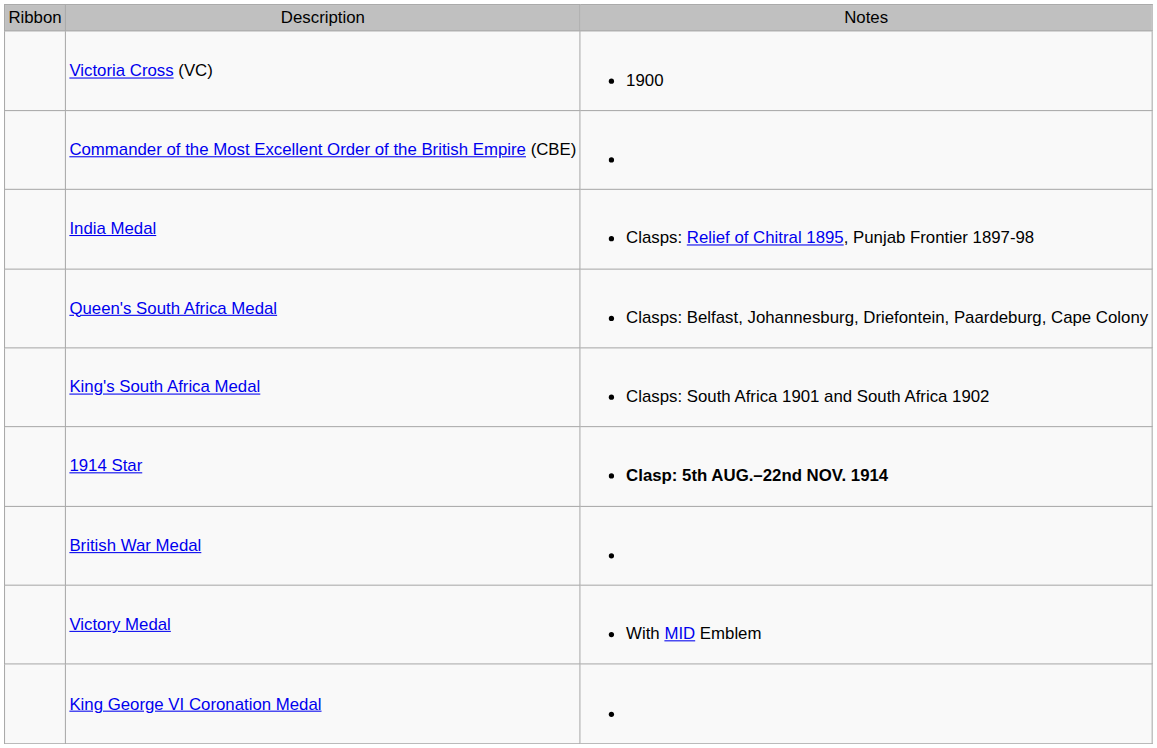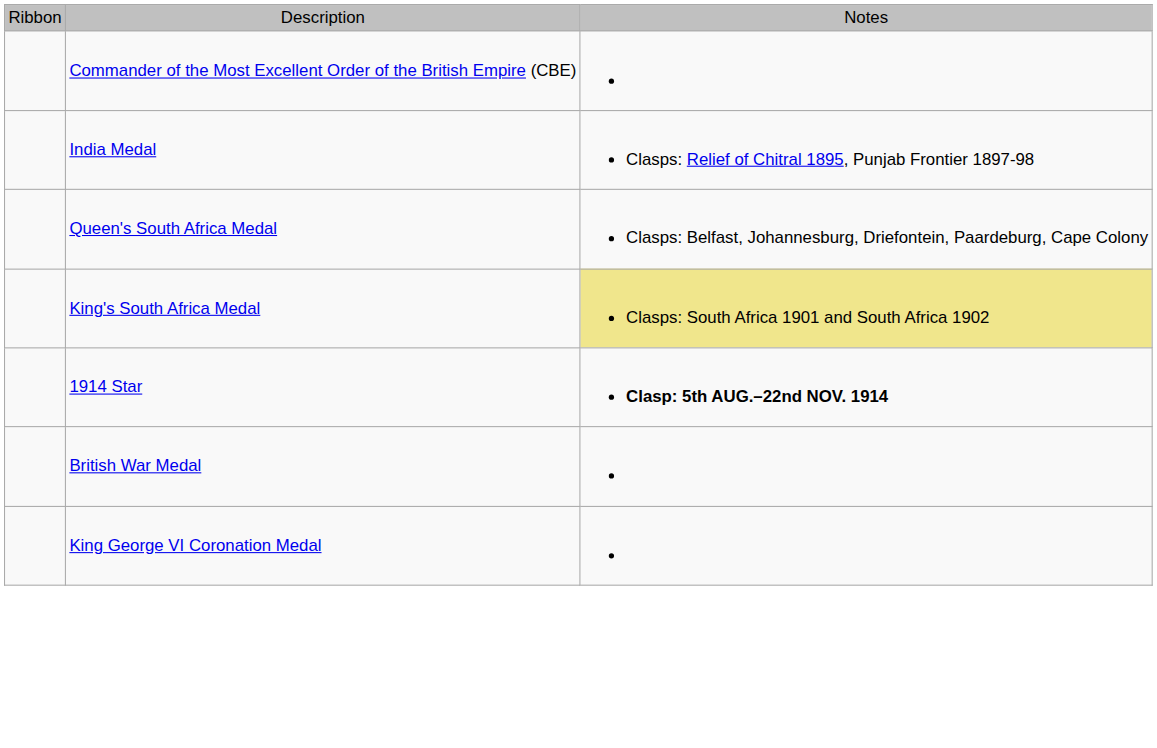- row: (141, 70)
(866, 397) no background -> (866, 318) khaki background
- row: (120, 624)
